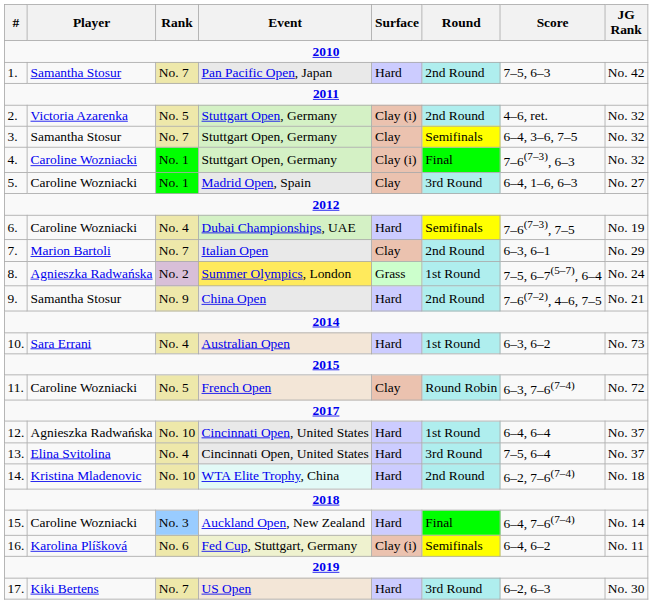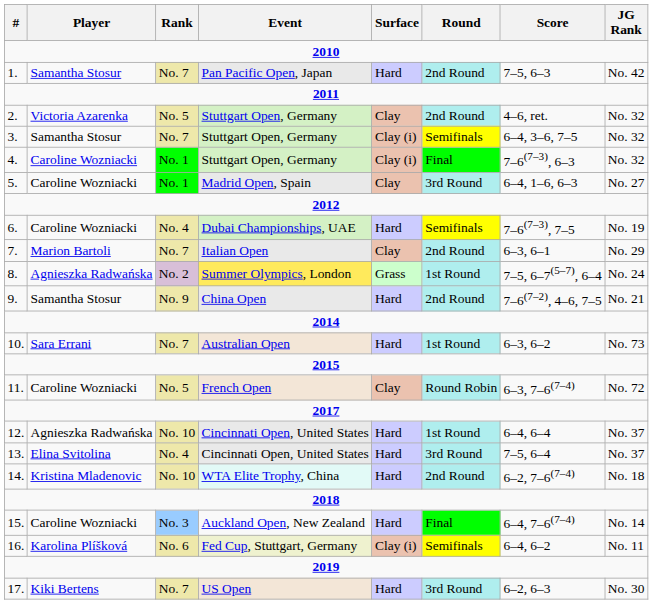(396, 115) Clay (i) -> (388, 115) Clay
(388, 136) Clay -> (396, 136) Clay (i)
(174, 343) No. 4 -> (174, 343) No. 7
